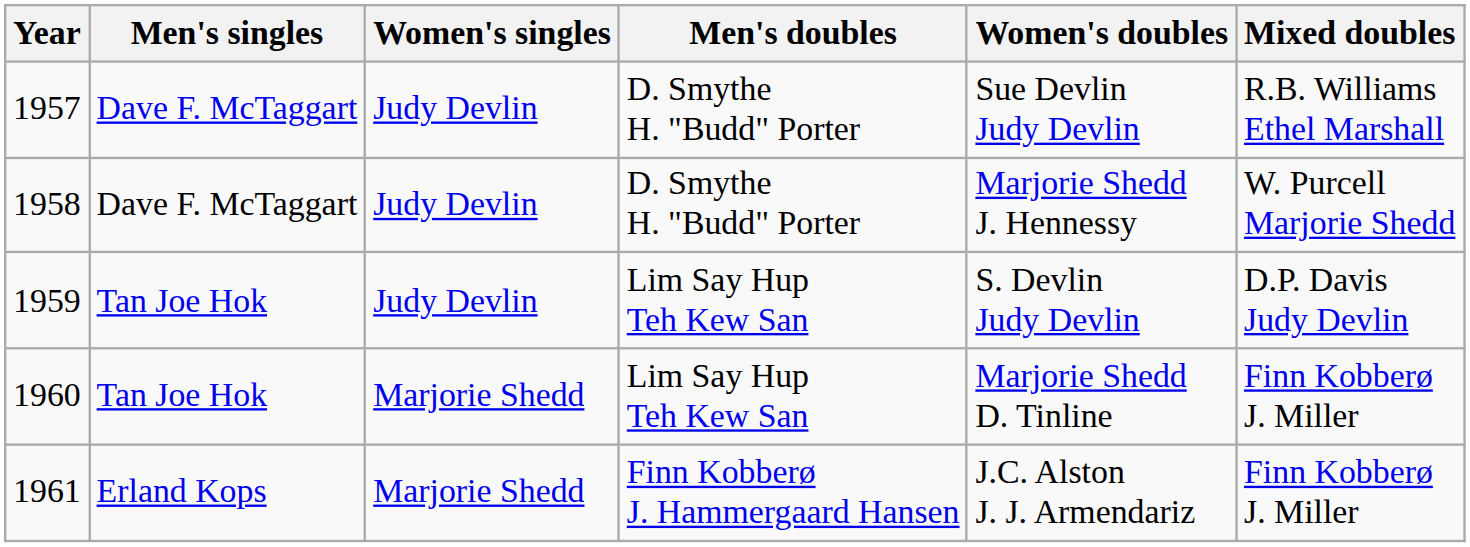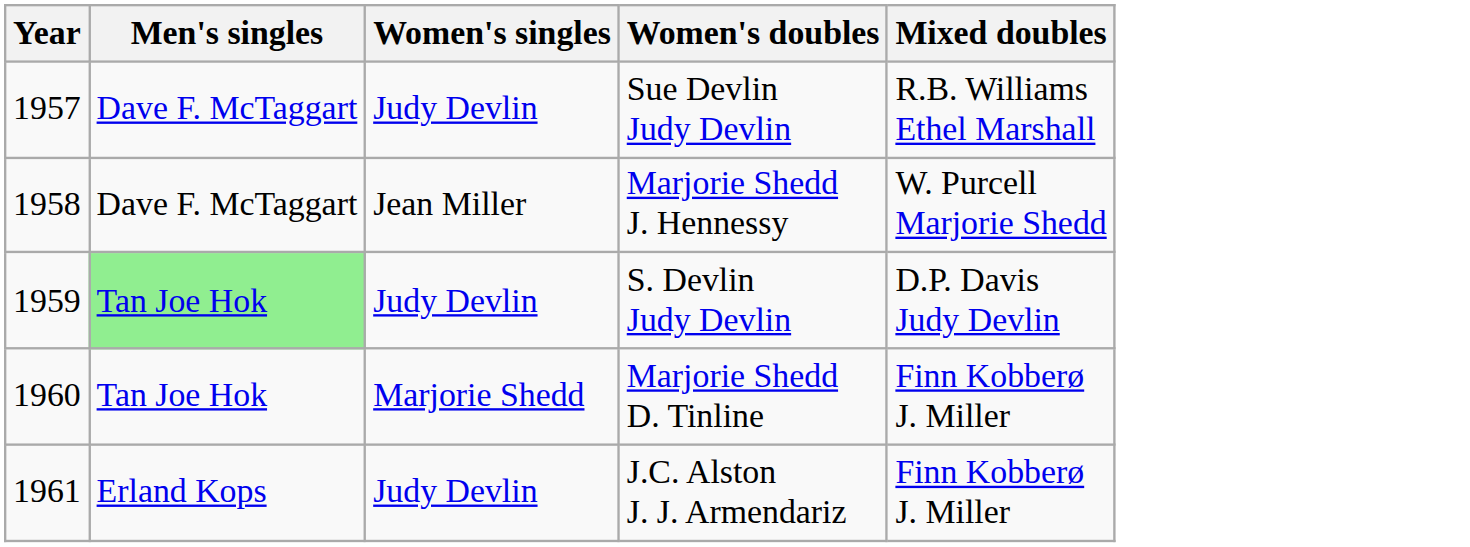- column: (793, 32)
(455, 204) Judy Devlin -> (450, 204) Jean Miller
(182, 300) no background -> (182, 300) lightgreen background
(479, 491) Marjorie Shedd -> (455, 491) Judy Devlin
